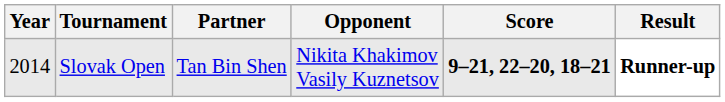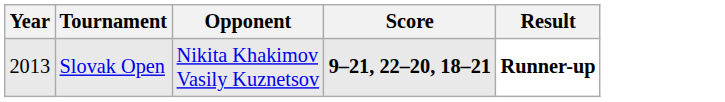- column: (232, 21)
(30, 67) 2014 -> (30, 67) 2013
